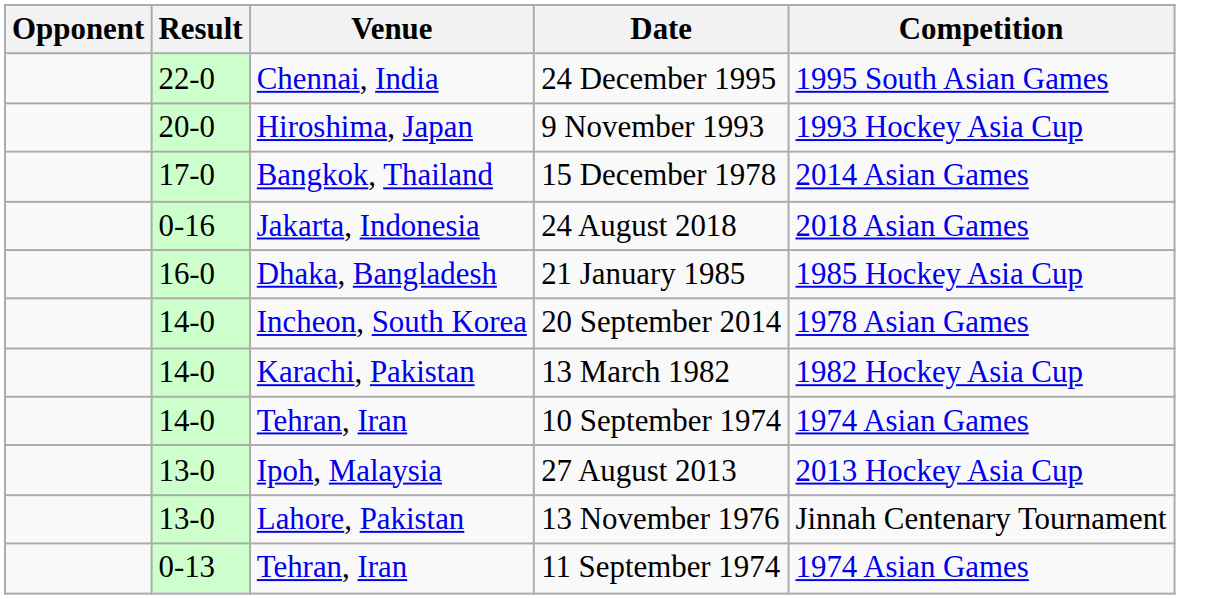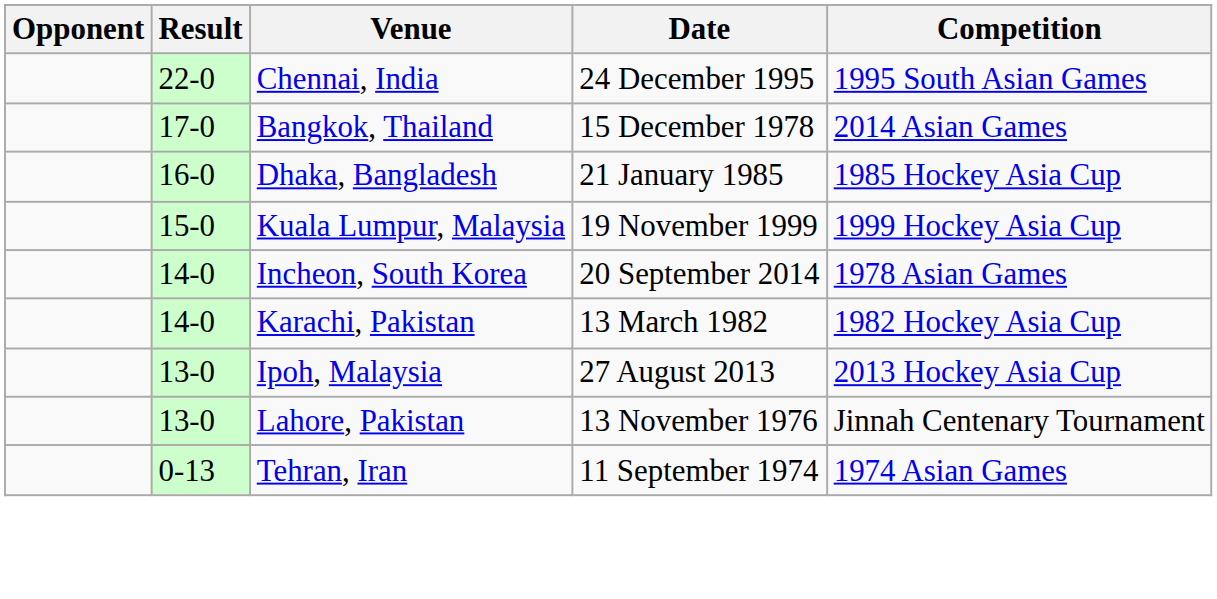- row: (653, 126)
- row: (639, 224)
+ row: (699, 224)
- row: (661, 420)
